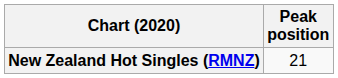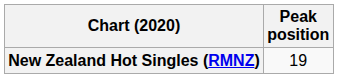(298, 60) 21 -> (298, 60) 19
